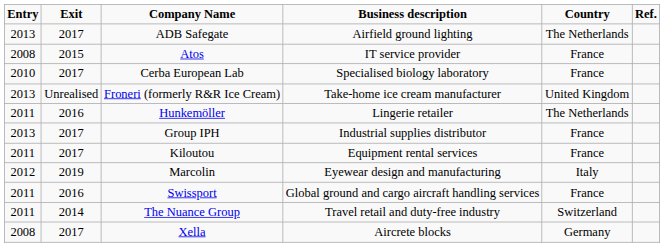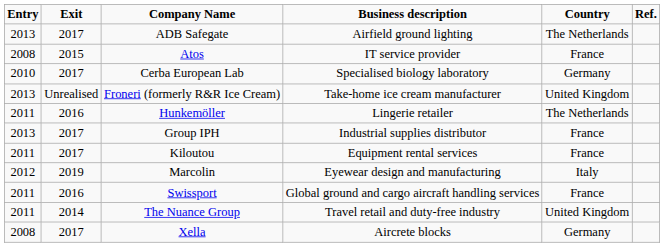(587, 73) France -> (587, 73) Germany
(587, 212) Switzerland -> (587, 212) United Kingdom
